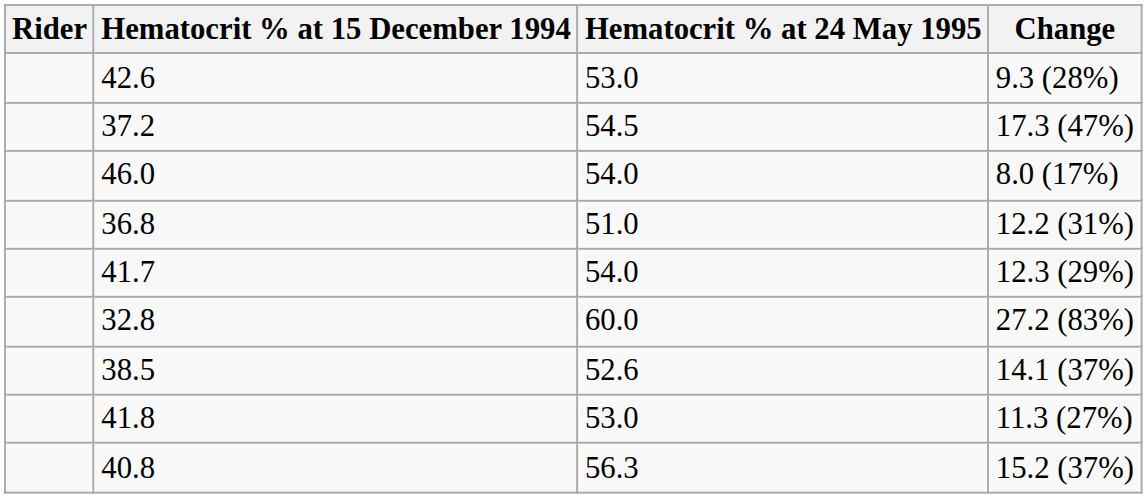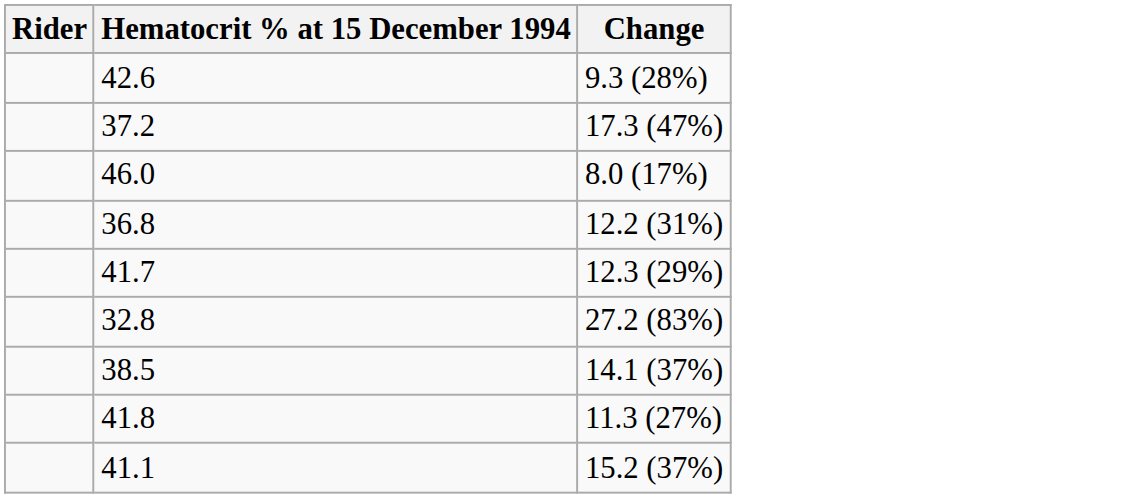- column: (783, 28)
(128, 467) 40.8 -> (128, 467) 41.1
